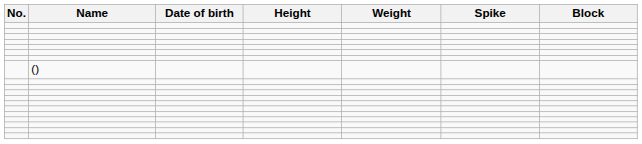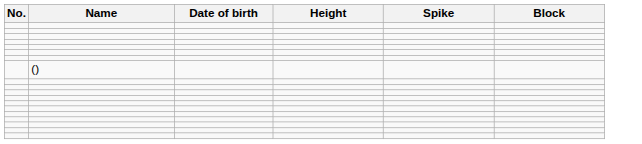- column: (392, 13)
